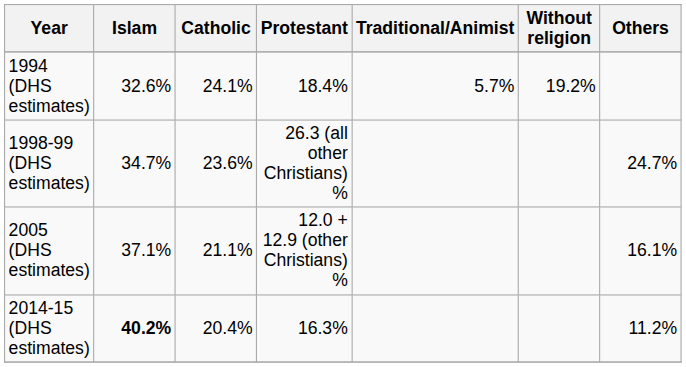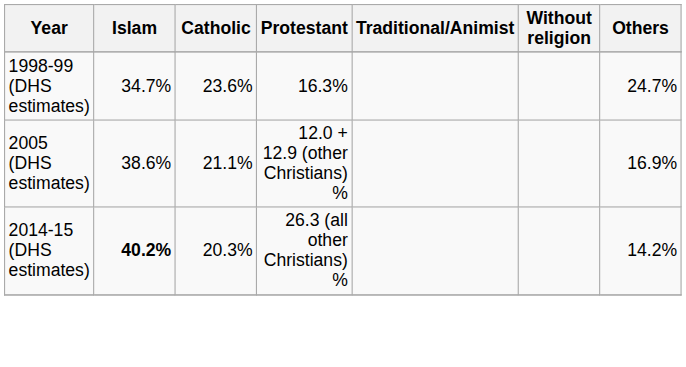- row: (49, 85)
(306, 163) 26.3 (all other Christians) % -> (323, 85) 16.3%
(146, 250) 37.1% -> (146, 163) 38.6%
(652, 250) 16.1% -> (652, 163) 16.9%
(228, 328) 20.4% -> (228, 250) 20.3%
(323, 328) 16.3% -> (306, 250) 26.3 (all other Christians) %
(653, 328) 11.2% -> (652, 250) 14.2%
